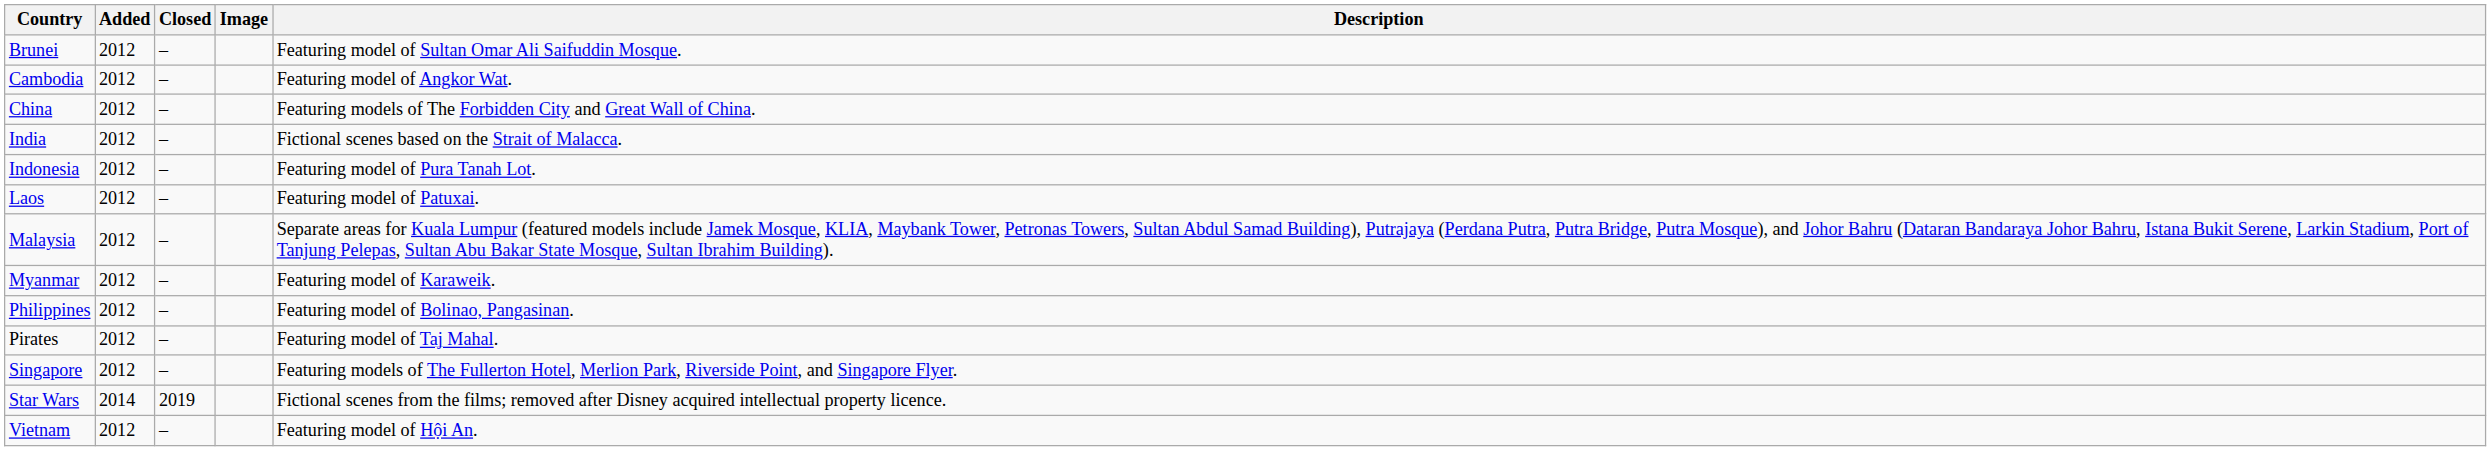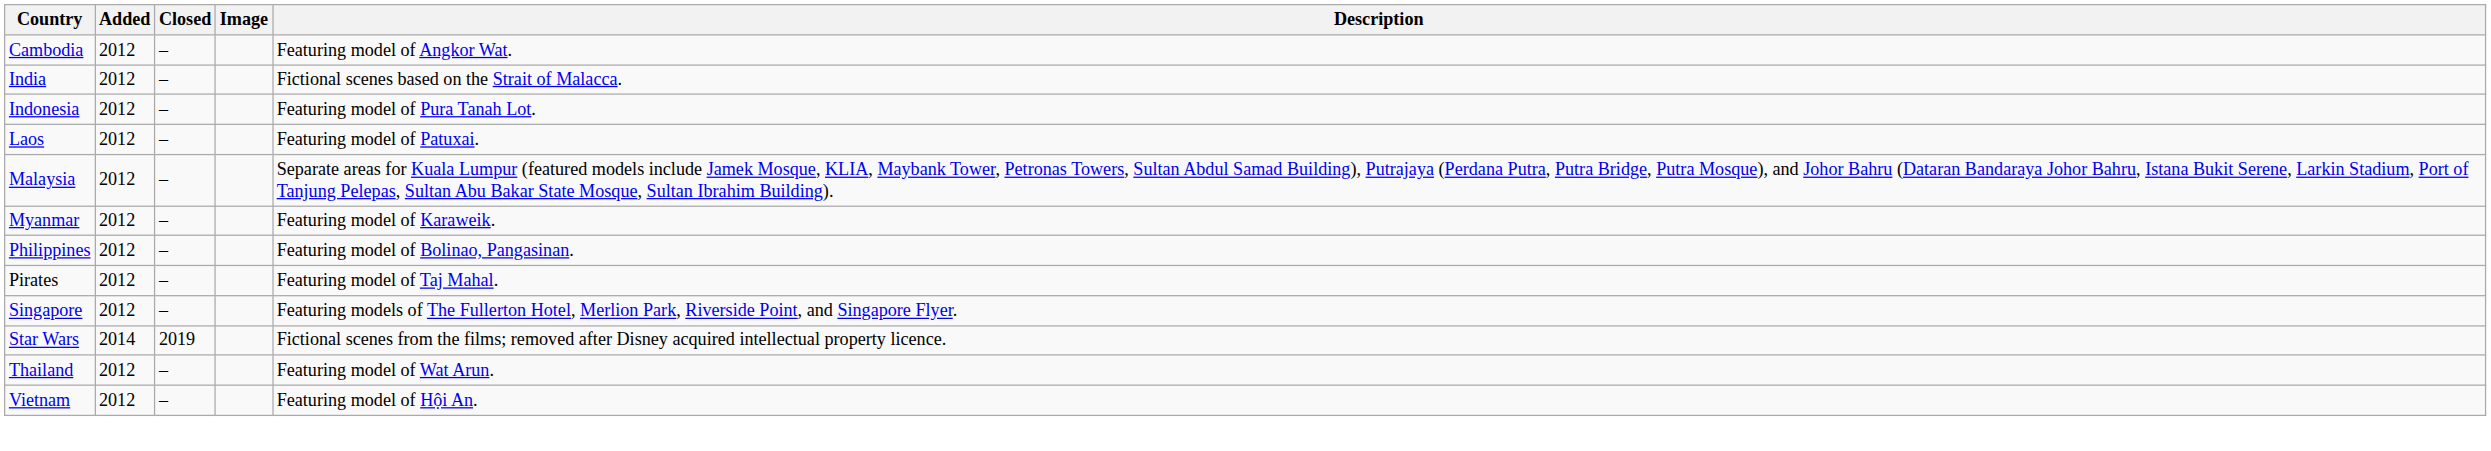- row: (34, 49)
- row: (31, 109)
+ row: (41, 370)
